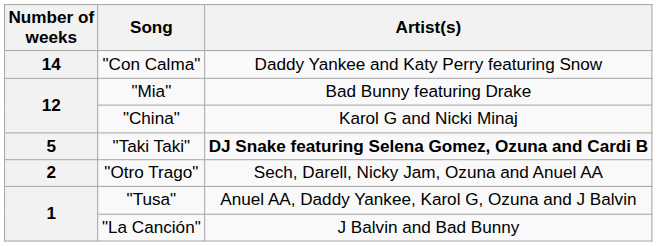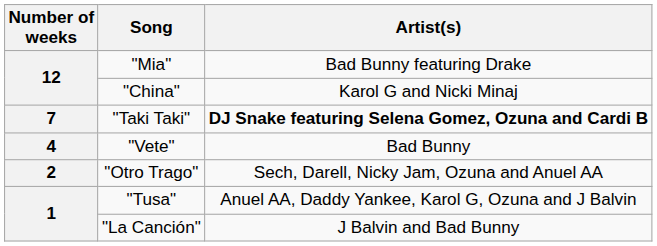- row: (151, 64)
(51, 145) 5 -> (51, 118) 7
+ row: (151, 145)
